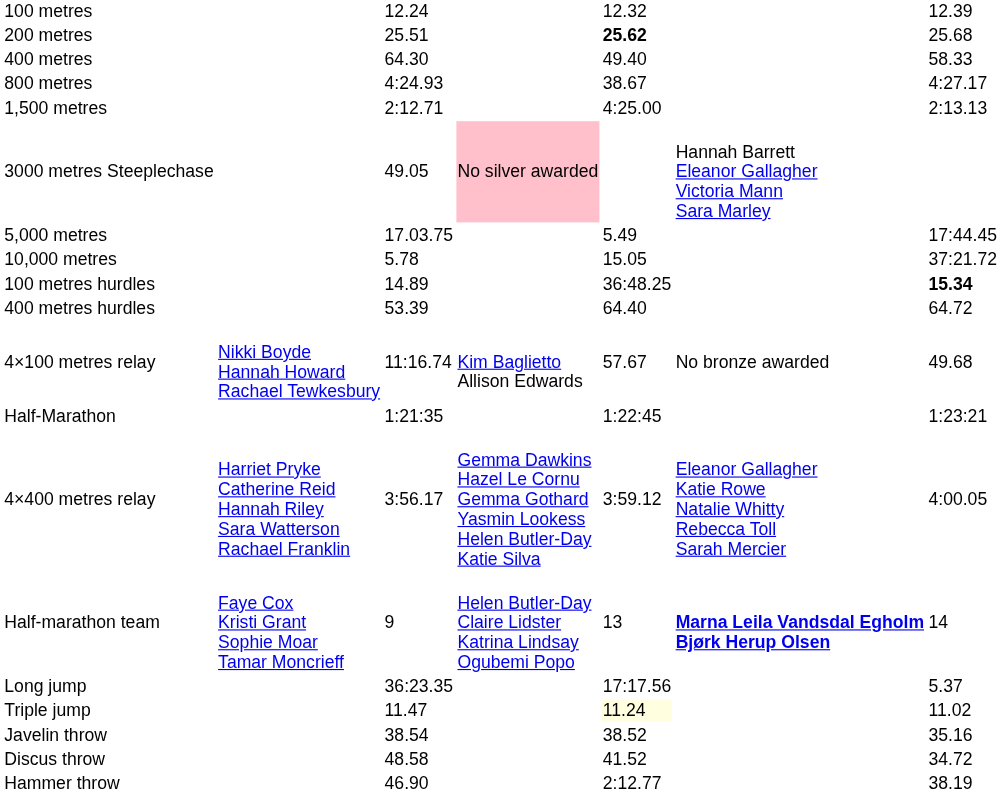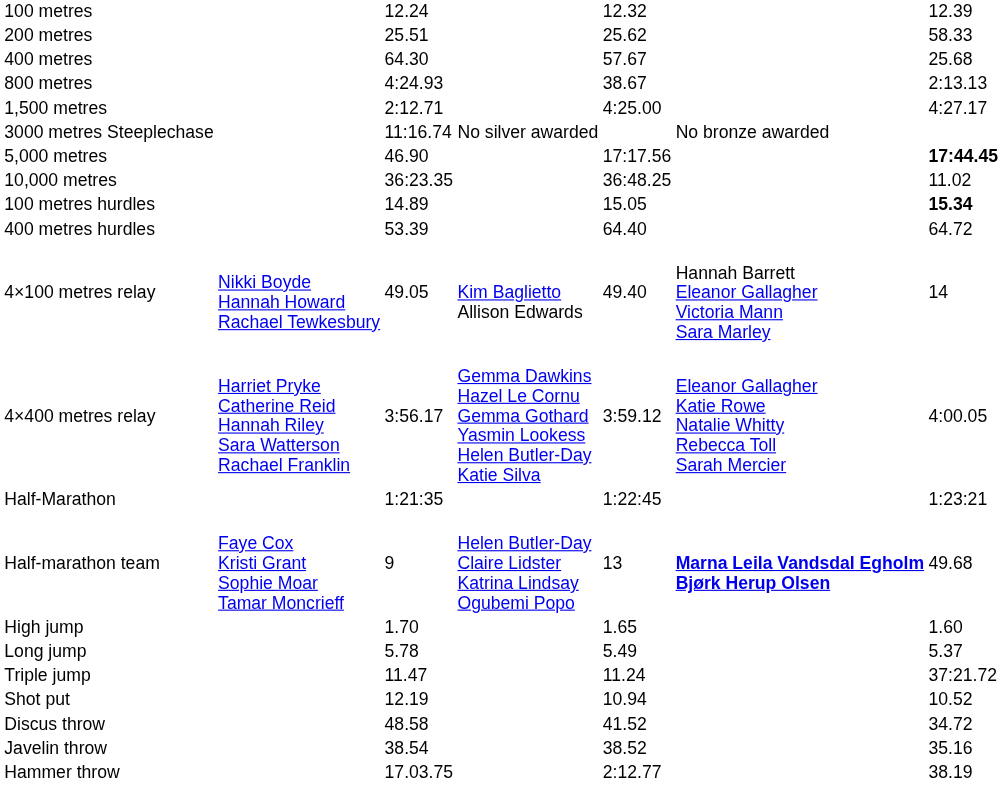(625, 35) bold -> (625, 35) normal
(950, 35) 25.68 -> (950, 35) 58.33
(625, 59) 49.40 -> (625, 59) 57.67
(950, 59) 58.33 -> (950, 59) 25.68
(958, 83) 4:27.17 -> (958, 83) 2:13.13
(958, 107) 2:13.13 -> (958, 107) 4:27.17
(407, 171) 49.05 -> (418, 132) 11:16.74
(528, 171) pink background -> (528, 132) no background
(747, 181) Hannah Barrett Eleanor Gallagher Victoria Mann Sara Marley -> (752, 132) No bronze awarded
(419, 235) 17.03.75 -> (407, 156) 46.90
(620, 235) 5.49 -> (637, 156) 17:17.56
(963, 235) normal -> (963, 156) bold
(402, 259) 5.78 -> (419, 180) 36:23.35
(625, 259) 15.05 -> (637, 180) 36:48.25
(963, 259) 37:21.72 -> (950, 180) 11.02
(637, 283) 36:48.25 -> (625, 204) 15.05
(418, 362) 11:16.74 -> (407, 292) 49.05
(625, 362) 57.67 -> (625, 292) 49.40
(752, 362) No bronze awarded -> (747, 302) Hannah Barrett Eleanor Gallagher Victoria Mann Sara Marley
(950, 362) 49.68 -> (938, 292) 14
rows swapped: (80, 499) <-> (60, 415)
(938, 622) 14 -> (950, 563) 49.68
+ row: (44, 627)
(419, 686) 36:23.35 -> (402, 651) 5.78
(637, 686) 17:17.56 -> (620, 651) 5.49
(624, 710) lightyellow background -> (624, 675) no background
(950, 710) 11.02 -> (963, 675) 37:21.72
+ row: (37, 699)
rows swapped: (55, 759) <-> (56, 734)
(407, 783) 46.90 -> (419, 772) 17.03.75
